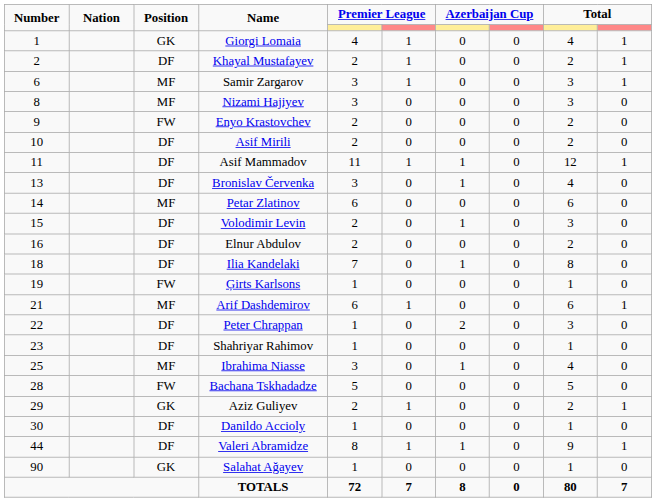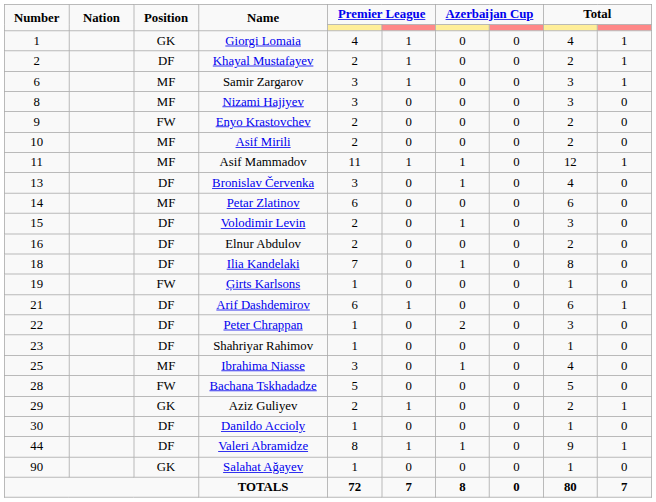(166, 142) DF -> (166, 142) MF
(166, 162) DF -> (166, 162) MF
(166, 304) MF -> (166, 304) DF
